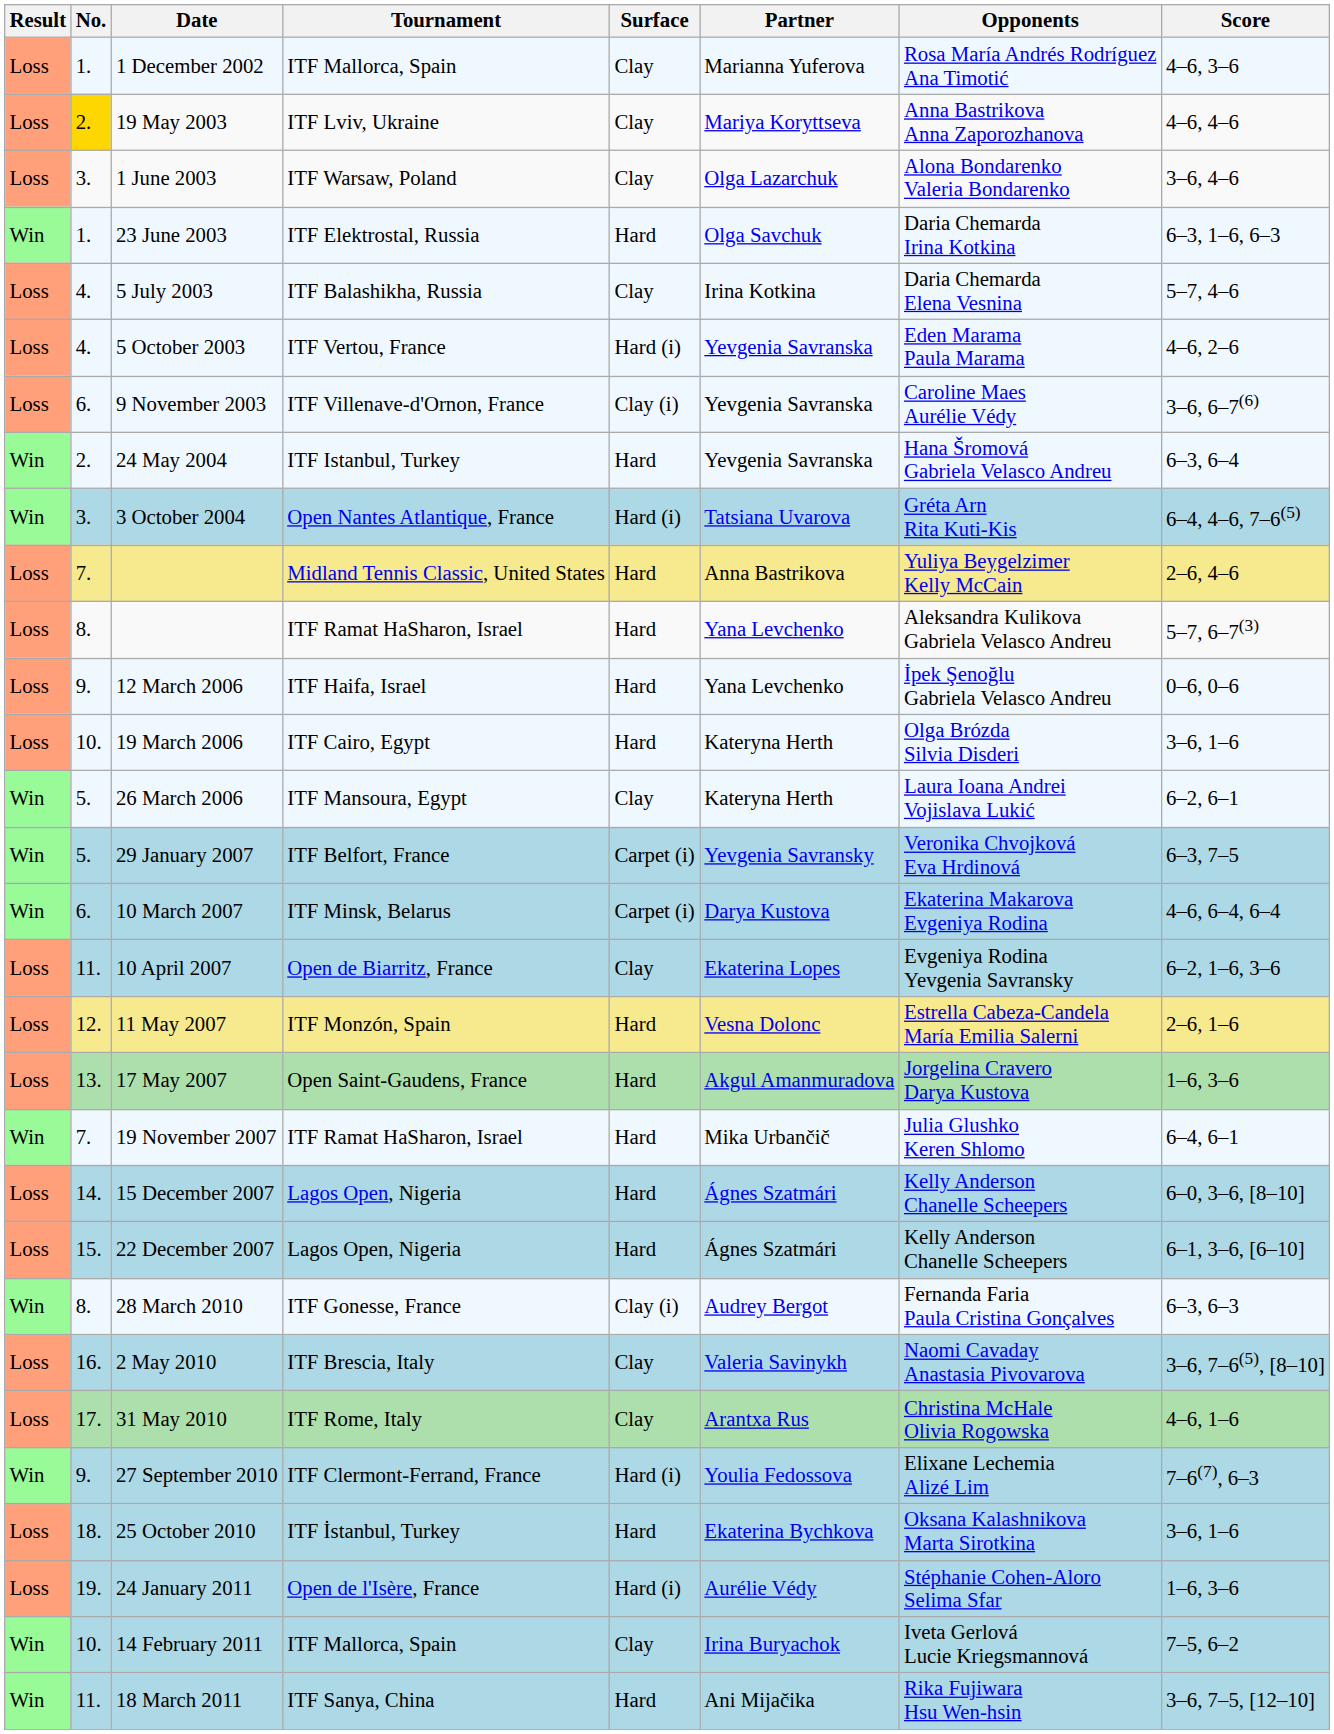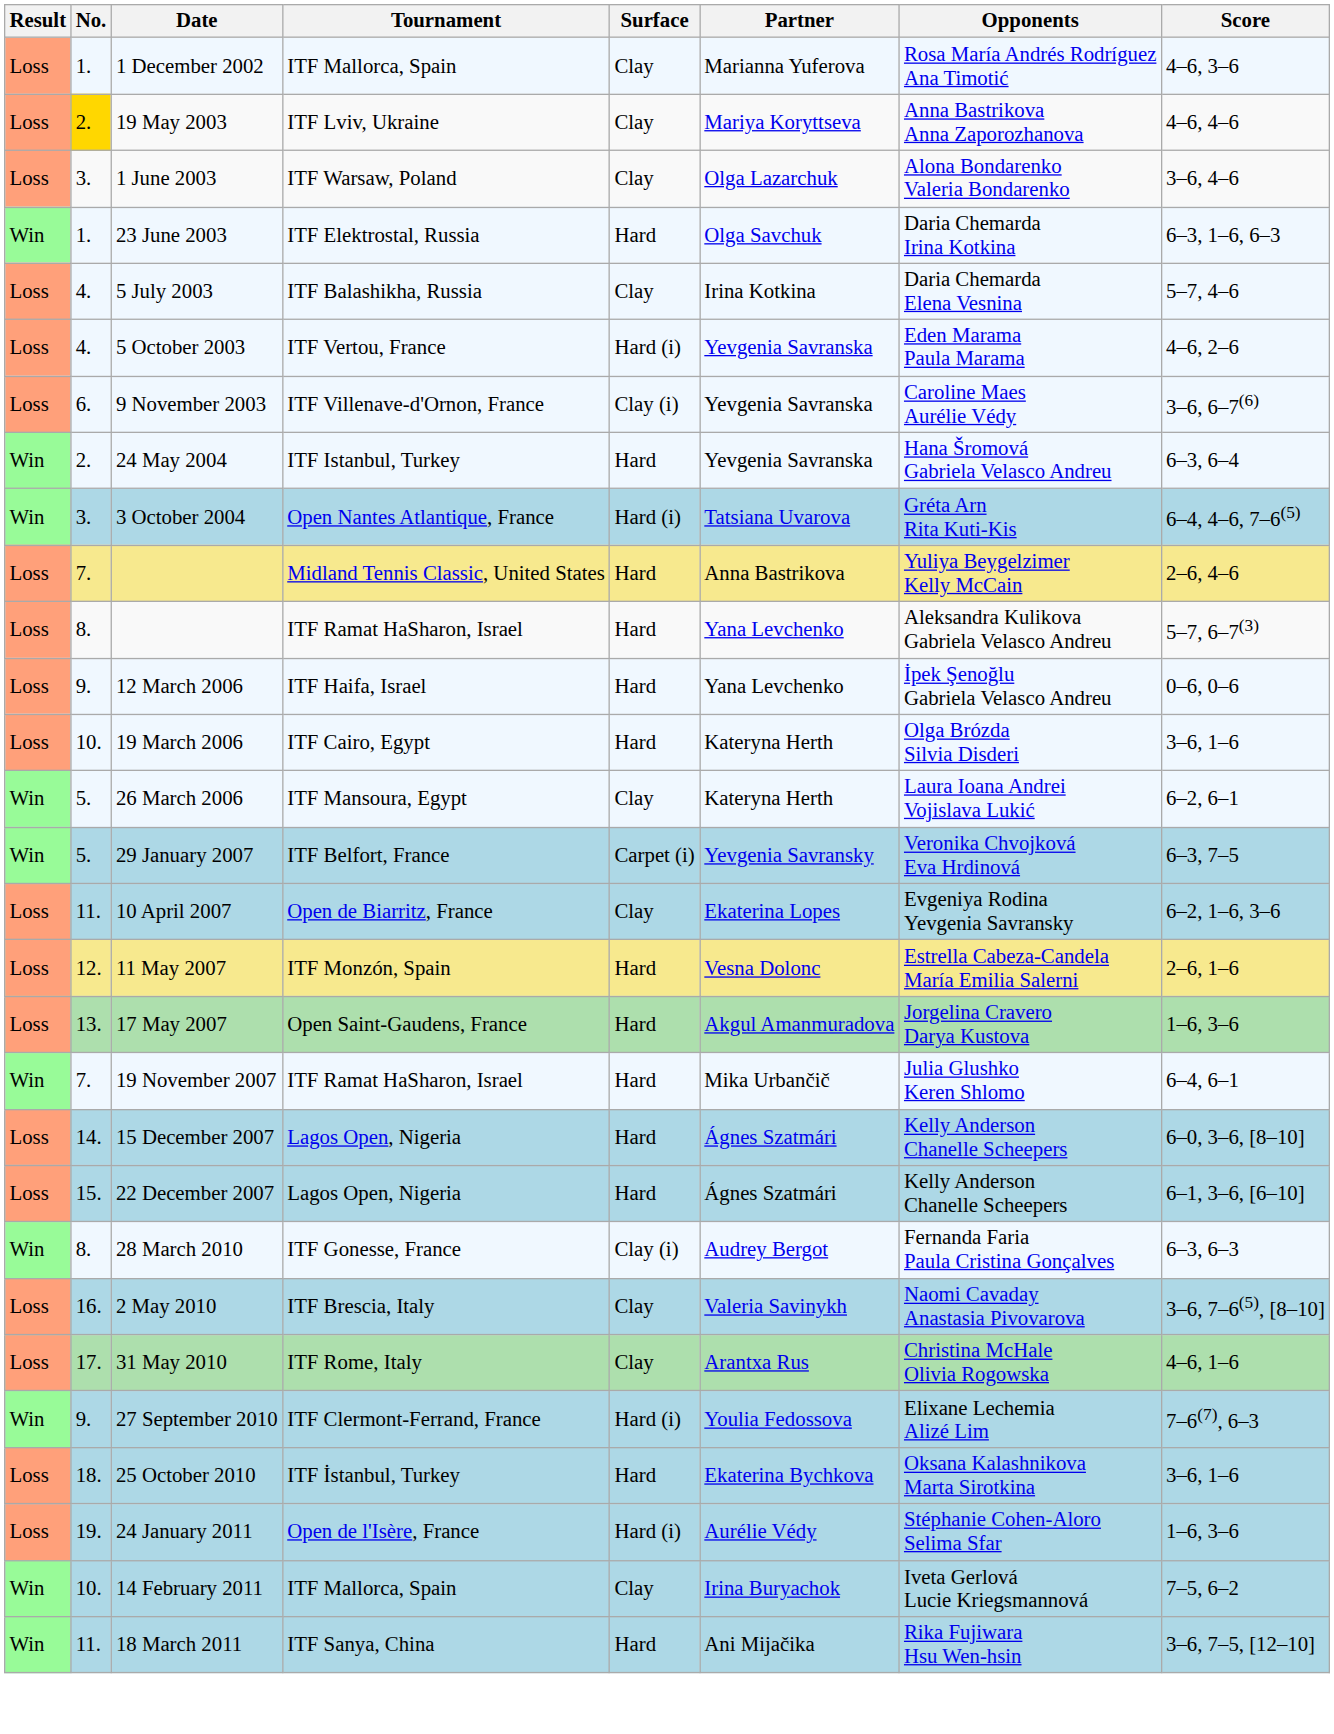- row: (179, 911)
